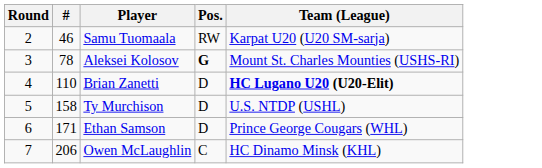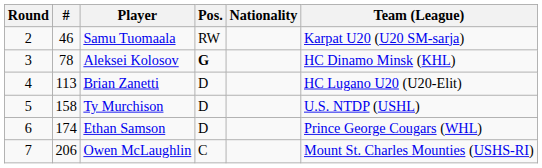+ column: (263, 15)
(344, 60) Mount St. Charles Mounties (USHS-RI) -> (380, 60) HC Dinamo Minsk (KHL)
(66, 83) 110 -> (66, 83) 113
(311, 83) bold -> (383, 83) normal
(66, 128) 171 -> (66, 128) 174
(305, 151) HC Dinamo Minsk (KHL) -> (419, 151) Mount St. Charles Mounties (USHS-RI)
